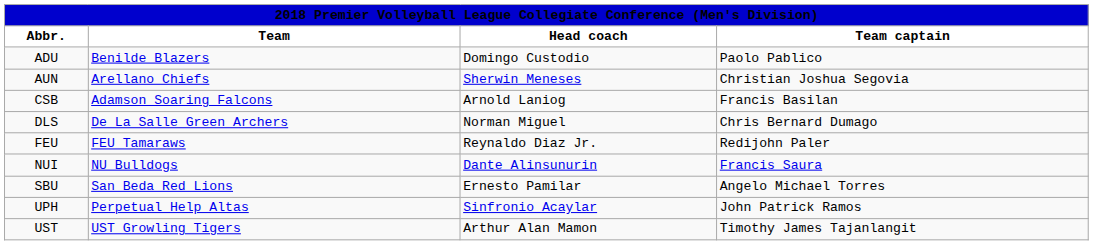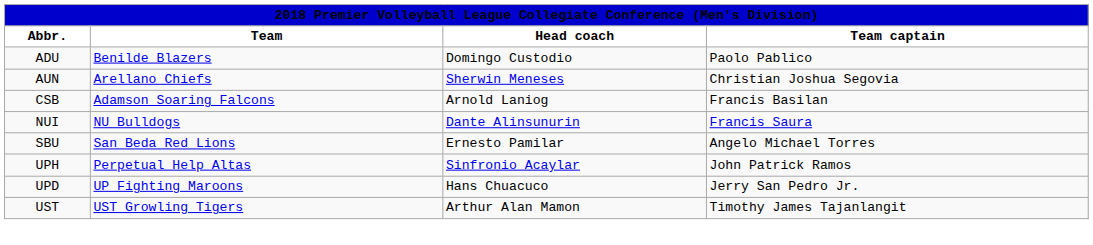- row: (46, 122)
- row: (46, 144)
+ row: (47, 186)
